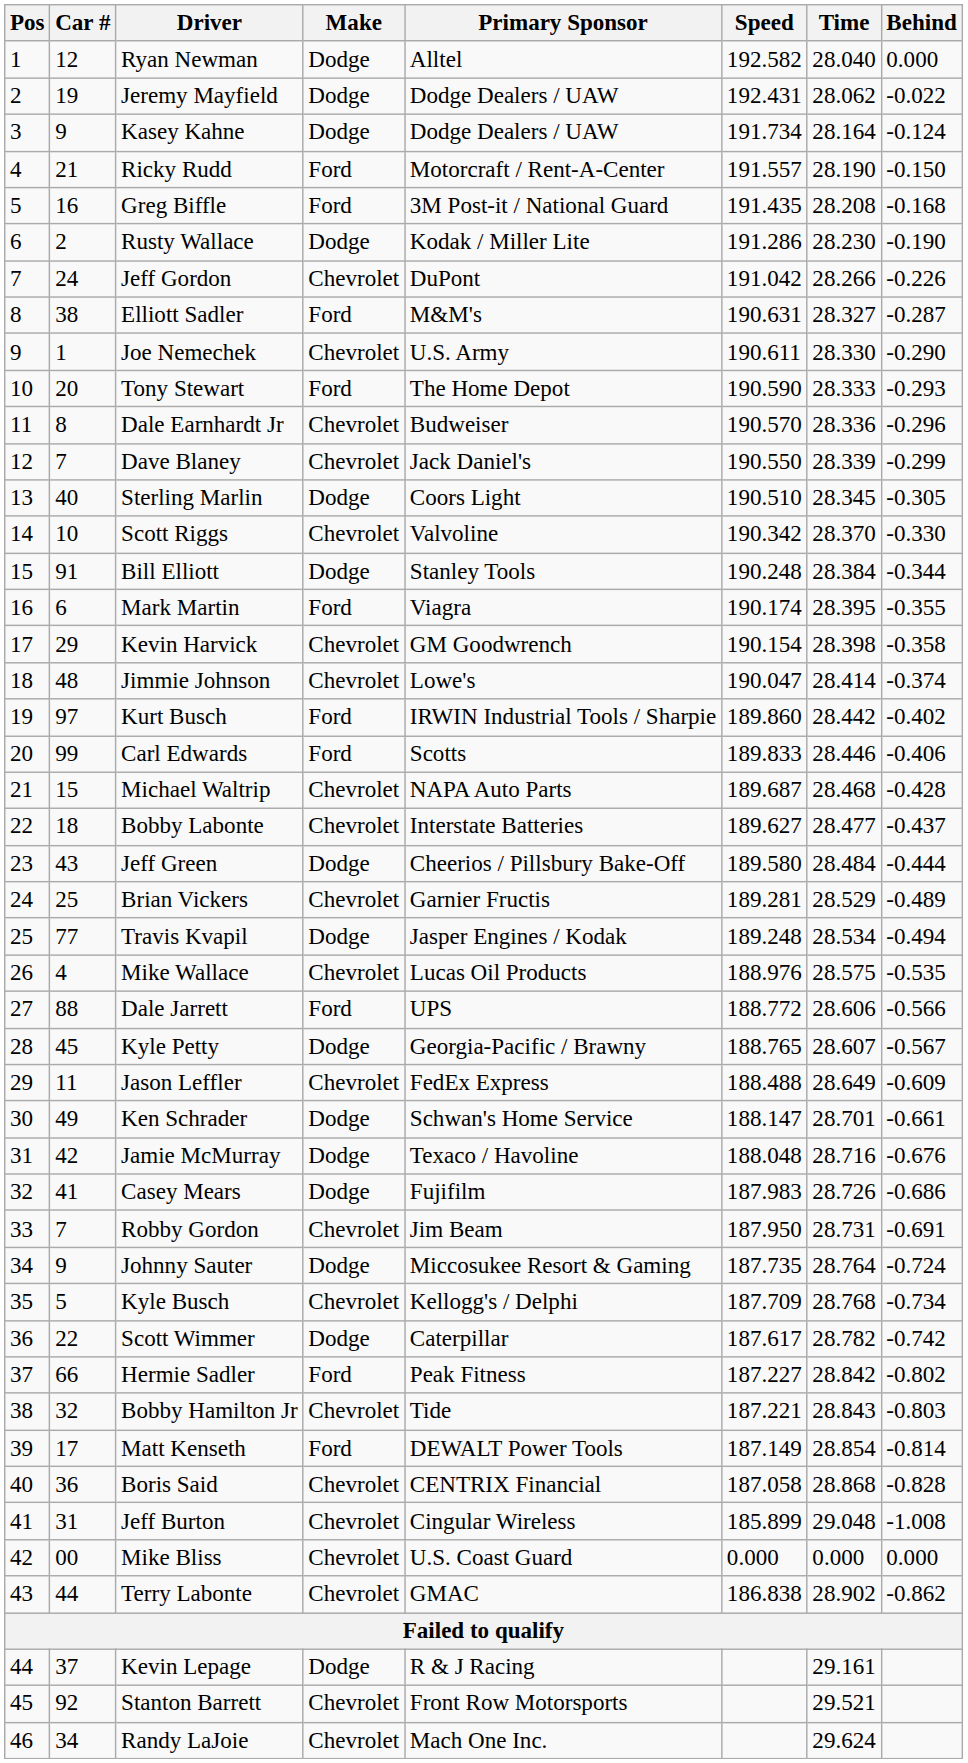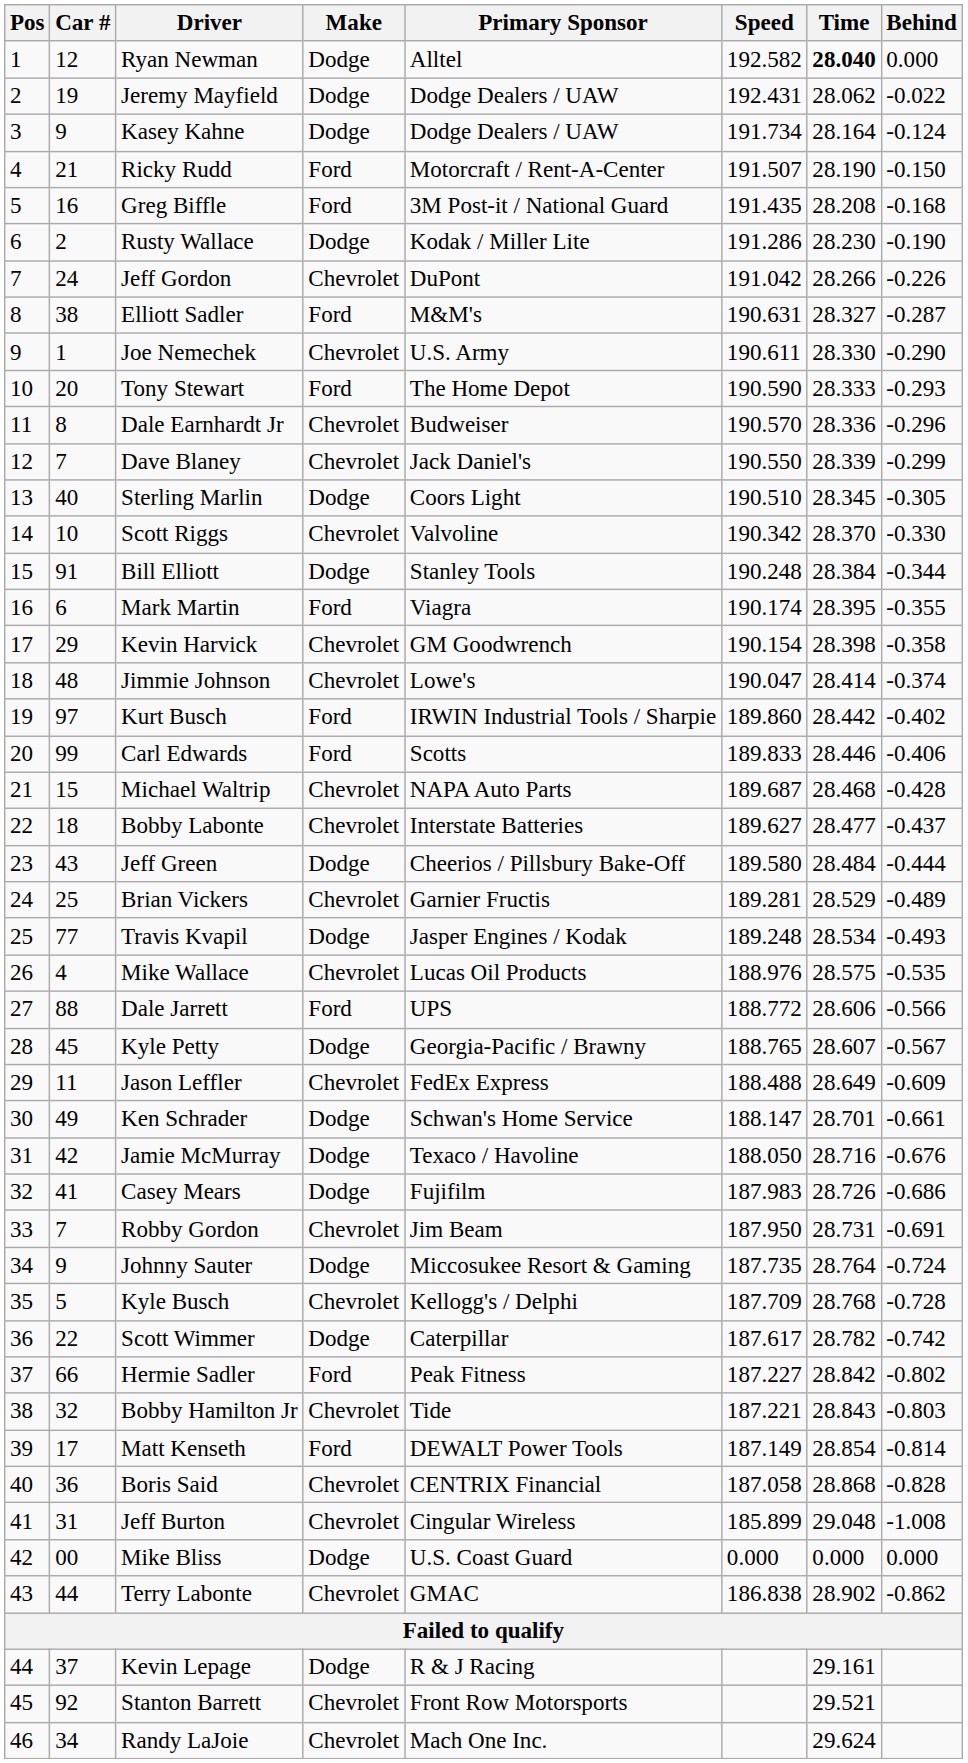(844, 59) normal -> (844, 59) bold
(764, 168) 191.557 -> (764, 168) 191.507
(916, 936) -0.494 -> (916, 936) -0.493
(764, 1155) 188.048 -> (764, 1155) 188.050
(916, 1301) -0.734 -> (916, 1301) -0.728
(354, 1557) Chevrolet -> (339, 1557) Dodge
